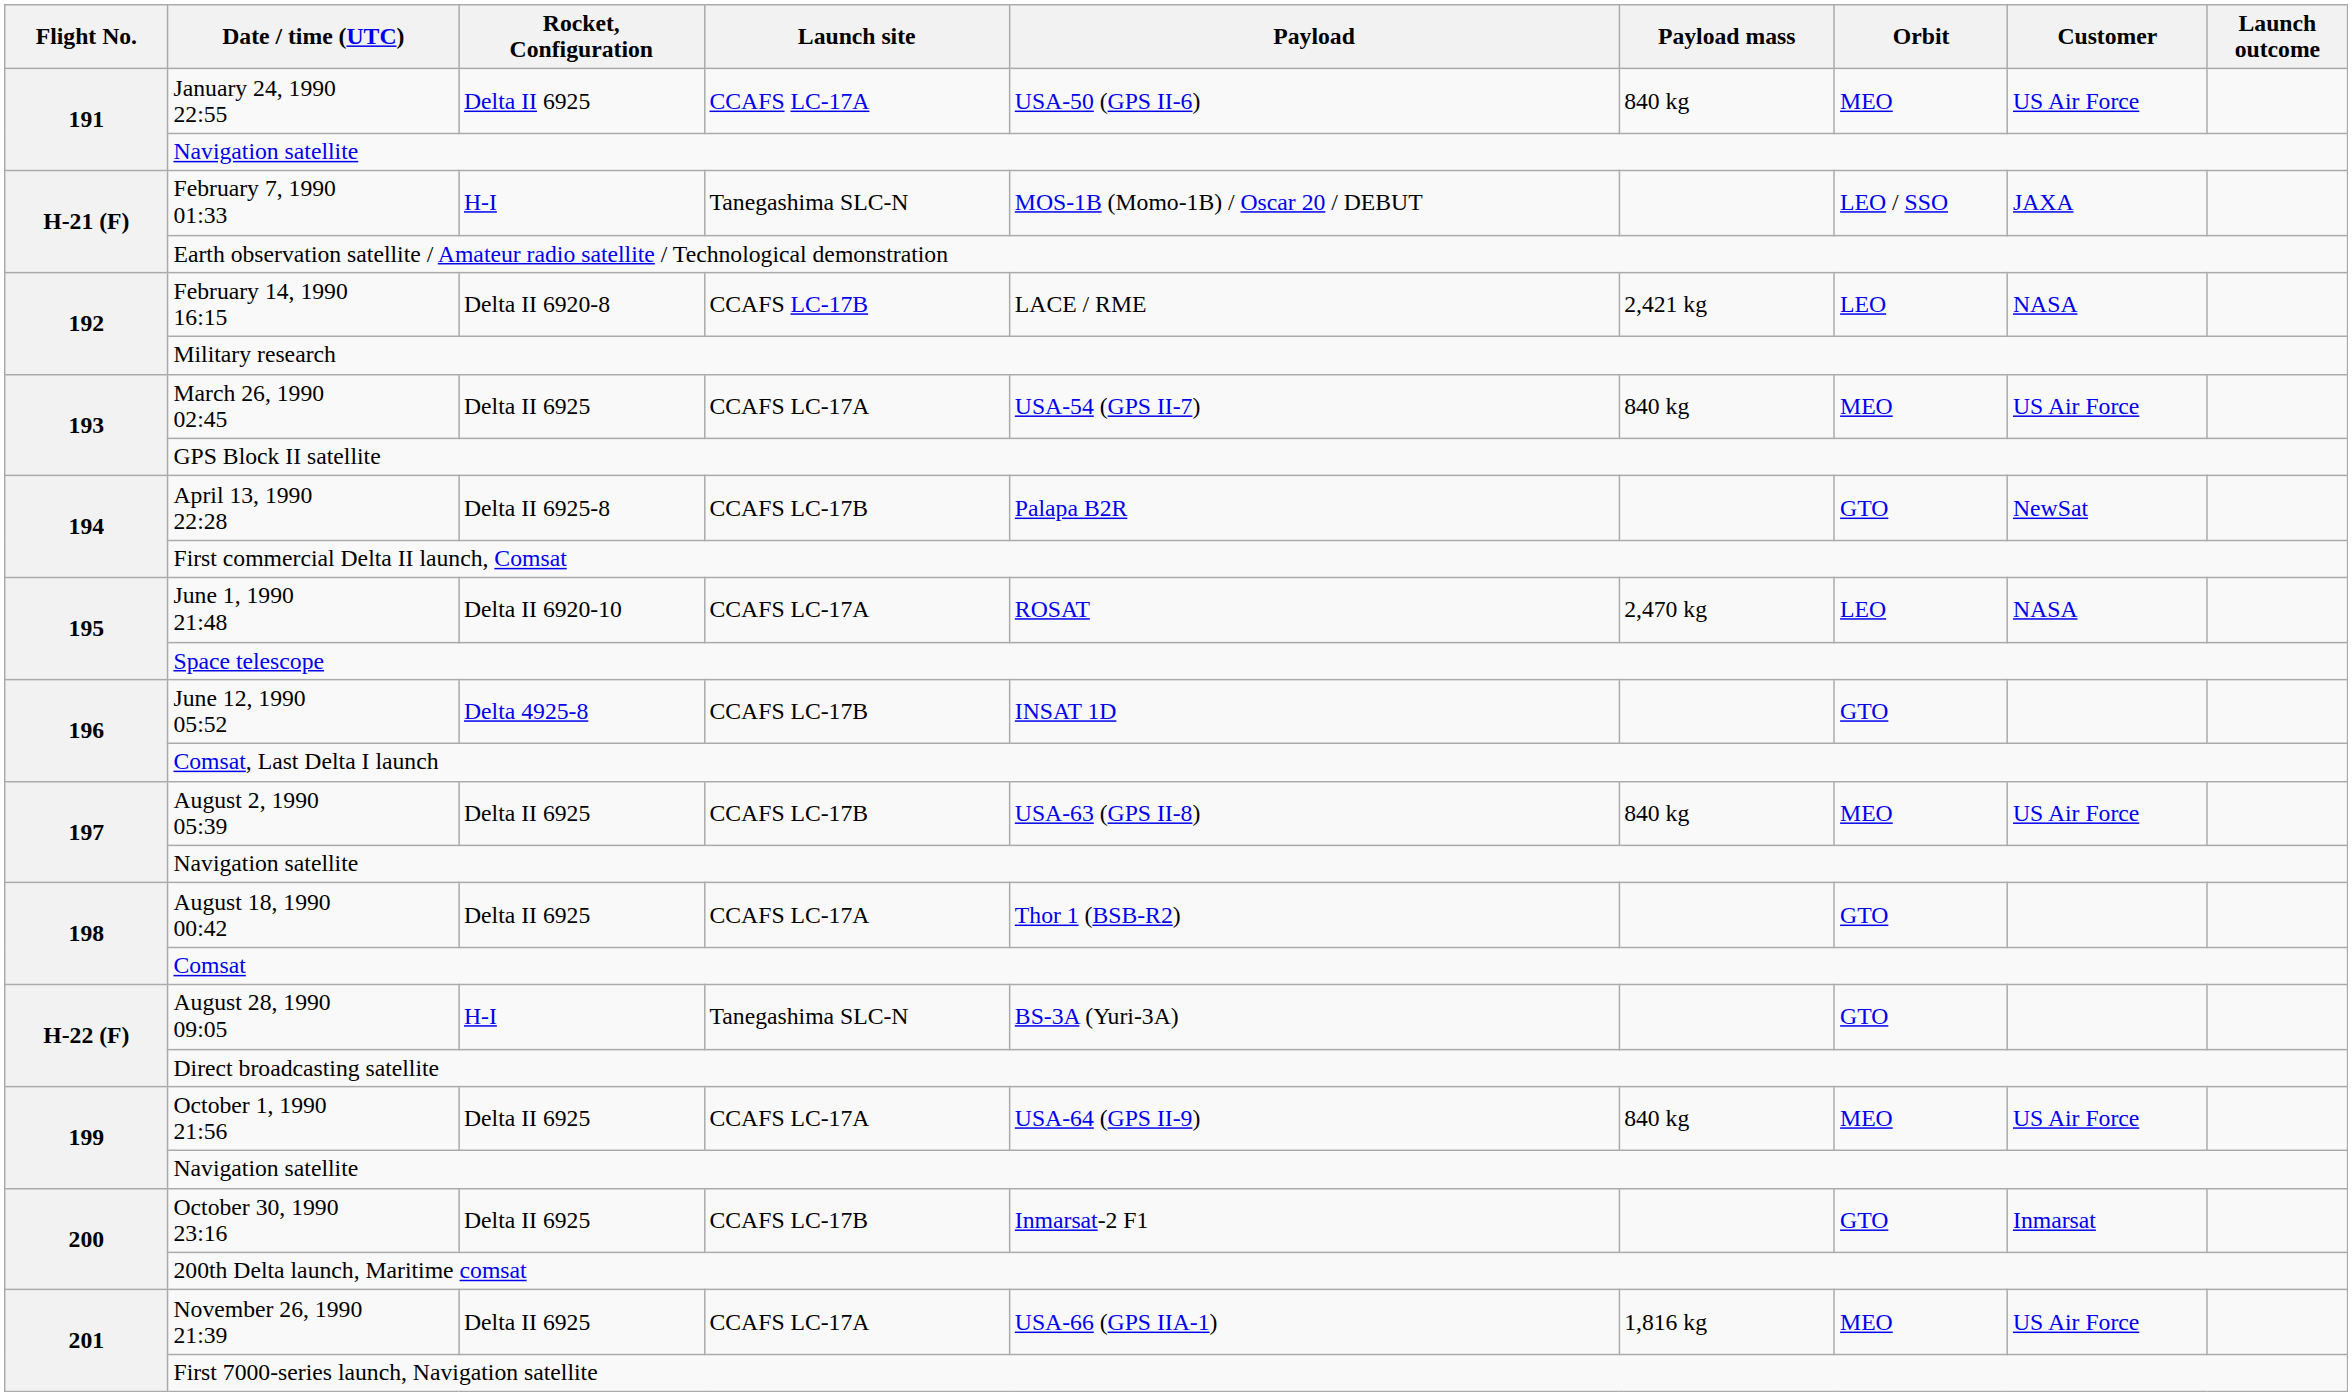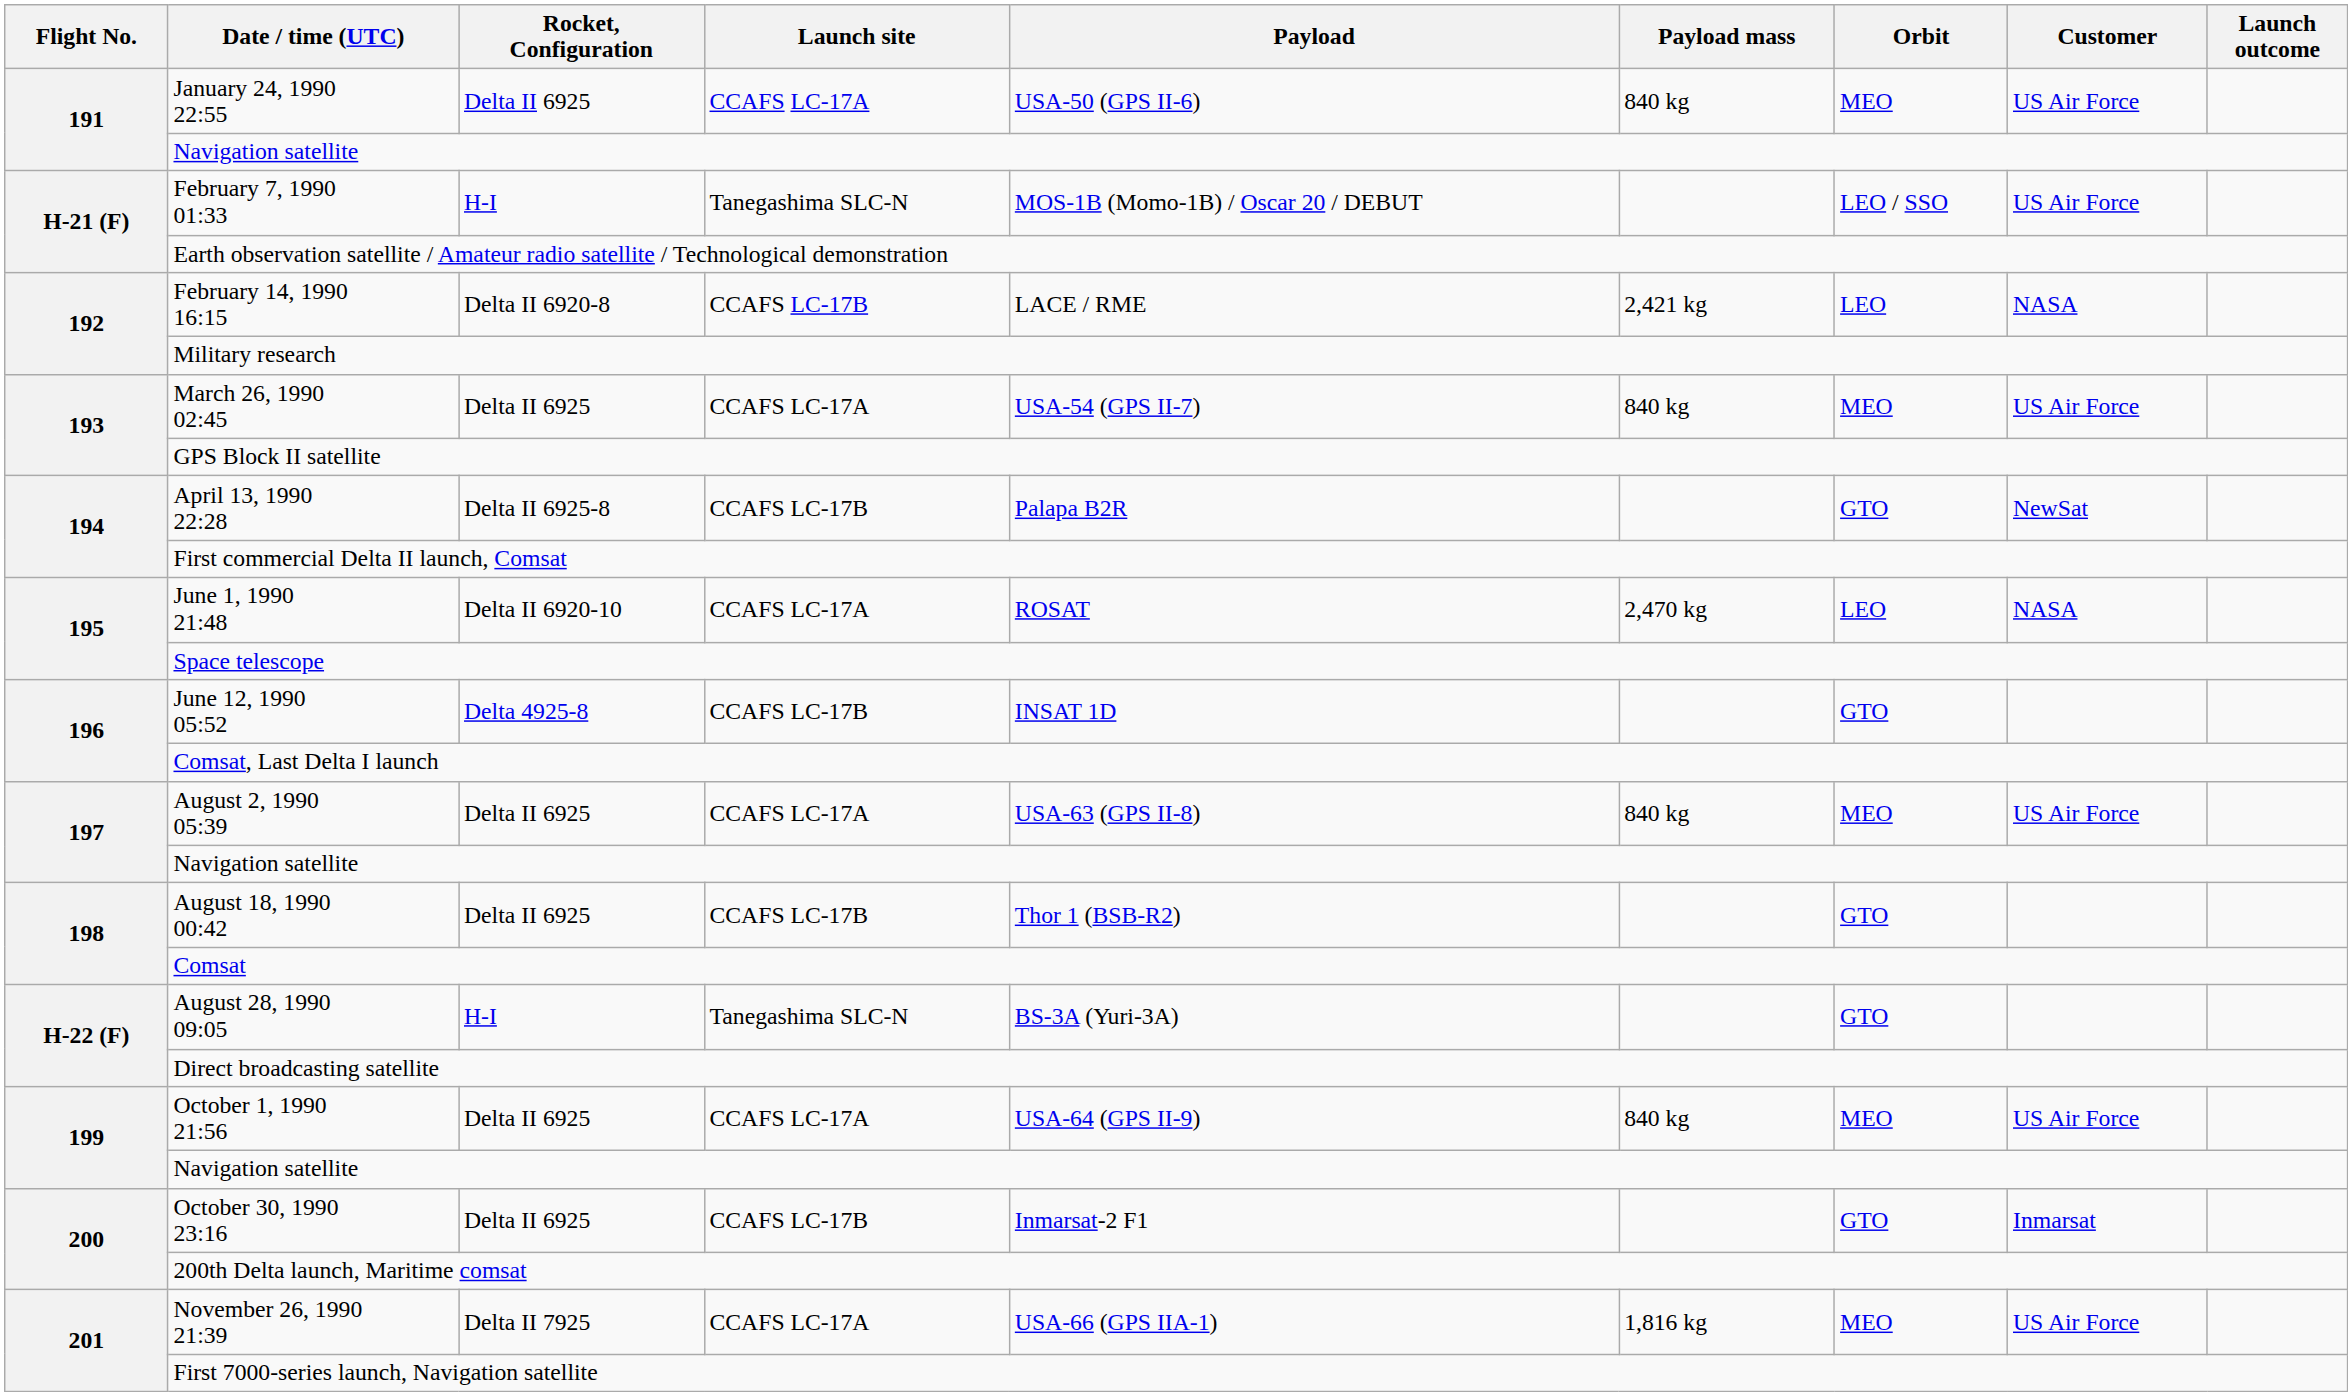(2043, 202) JAXA -> (2076, 202) US Air Force
(789, 813) CCAFS LC-17B -> (789, 813) CCAFS LC-17A
(789, 914) CCAFS LC-17A -> (789, 914) CCAFS LC-17B
(527, 1321) Delta II 6925 -> (527, 1321) Delta II 7925
